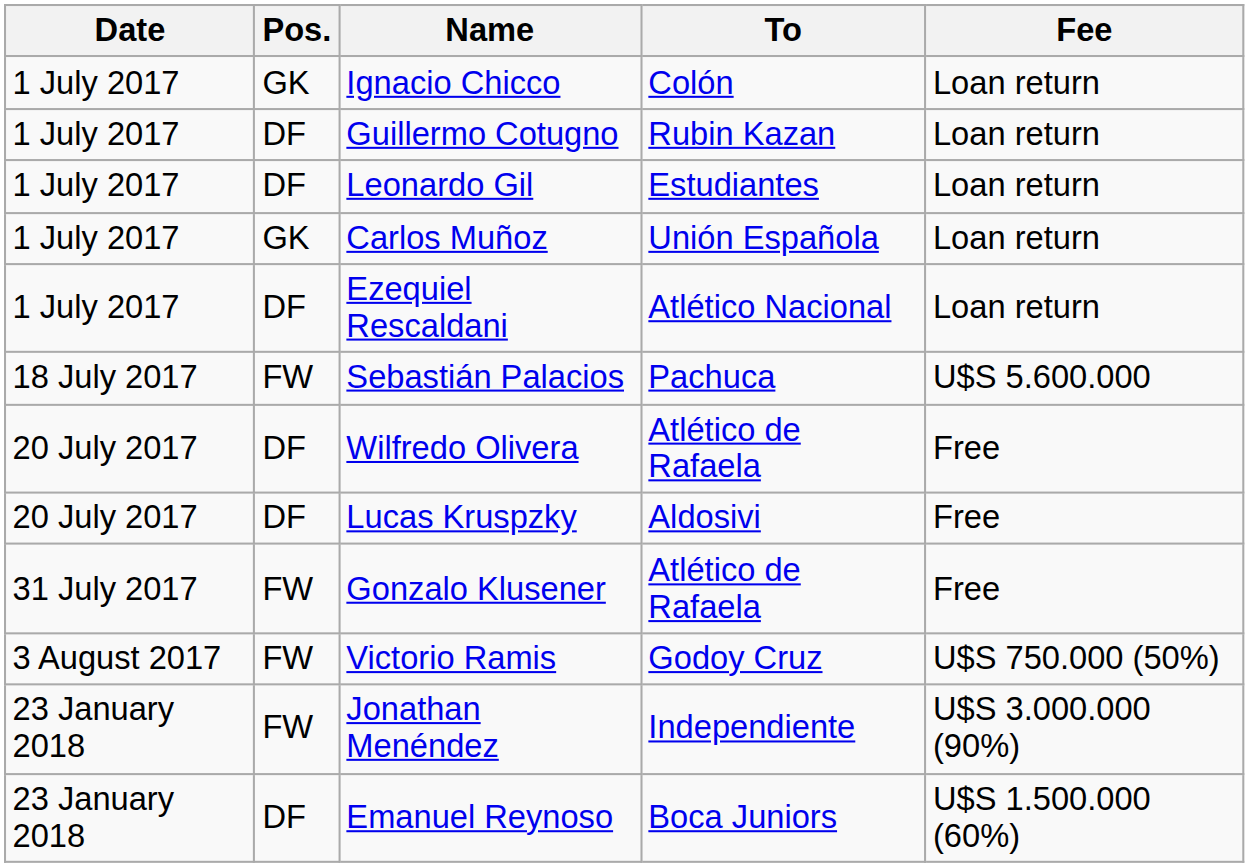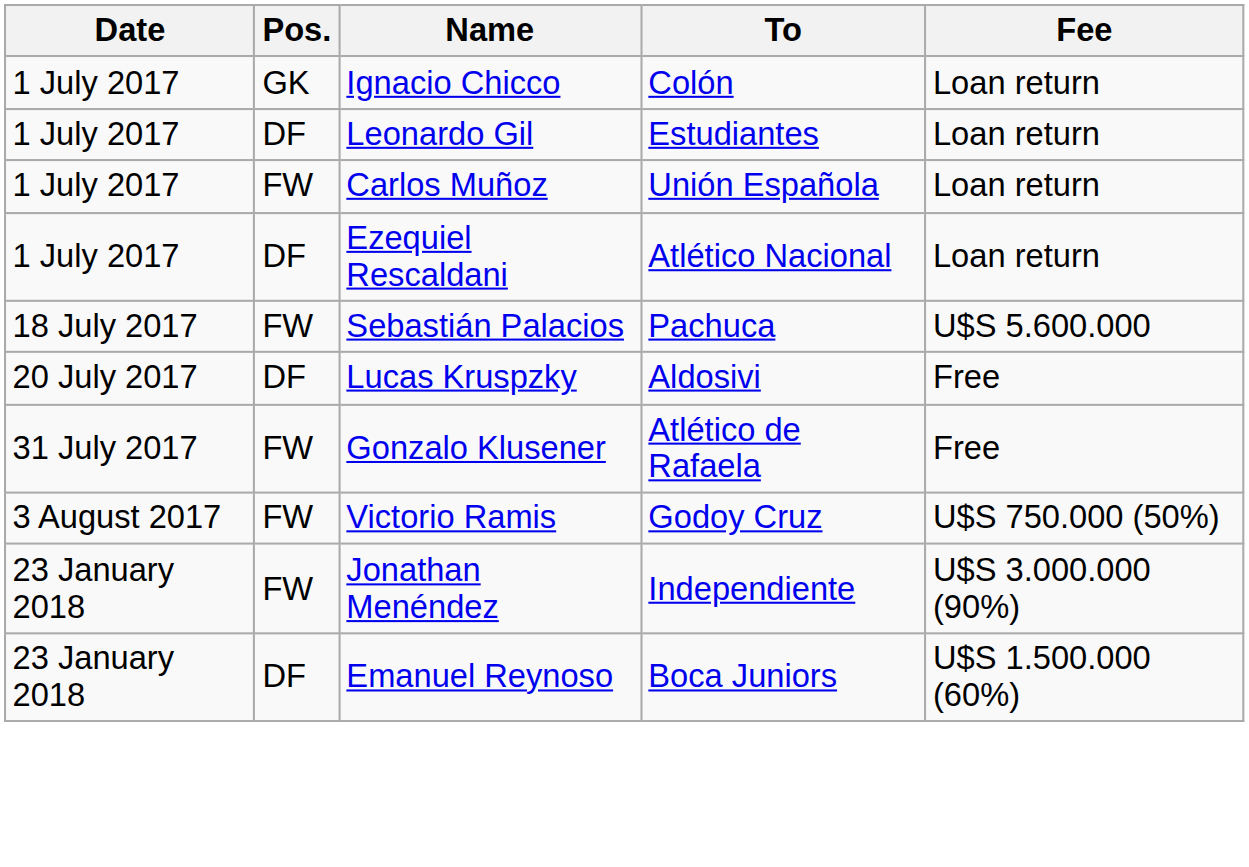- row: (482, 133)
(286, 237) GK -> (288, 185) FW
- row: (462, 447)
